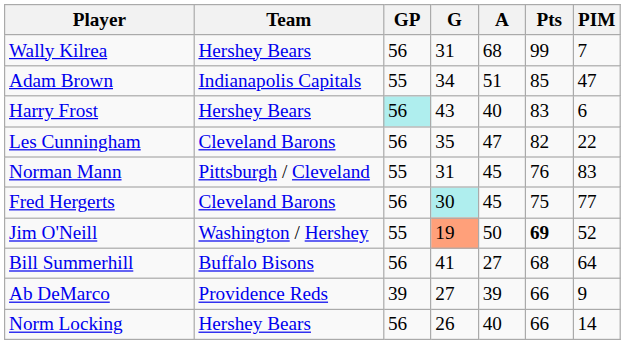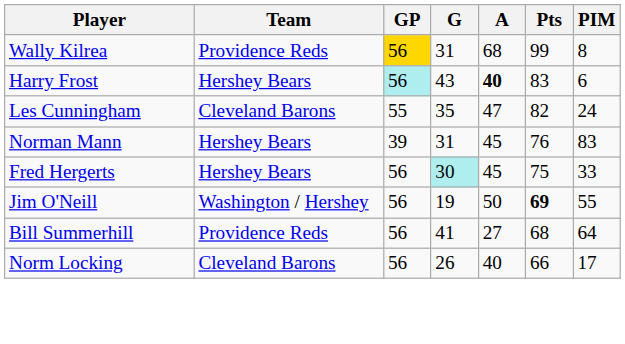(255, 50) Hershey Bears -> (263, 50) Providence Reds
(398, 50) no background -> (398, 50) gold background
(582, 50) 7 -> (582, 50) 8
- row: (61, 80)
(492, 111) normal -> (492, 80) bold
(398, 141) 56 -> (398, 111) 55
(587, 141) 22 -> (587, 111) 24
(284, 171) Pittsburgh / Cleveland -> (255, 141) Hershey Bears
(398, 171) 55 -> (398, 141) 39
(267, 202) Cleveland Barons -> (255, 171) Hershey Bears
(587, 202) 77 -> (587, 171) 33
(398, 232) 55 -> (398, 202) 56
(445, 232) lightsalmon background -> (445, 202) no background
(587, 232) 52 -> (587, 202) 55
(256, 263) Buffalo Bisons -> (263, 232) Providence Reds
- row: (59, 293)
(255, 324) Hershey Bears -> (267, 263) Cleveland Barons
(587, 324) 14 -> (587, 263) 17
